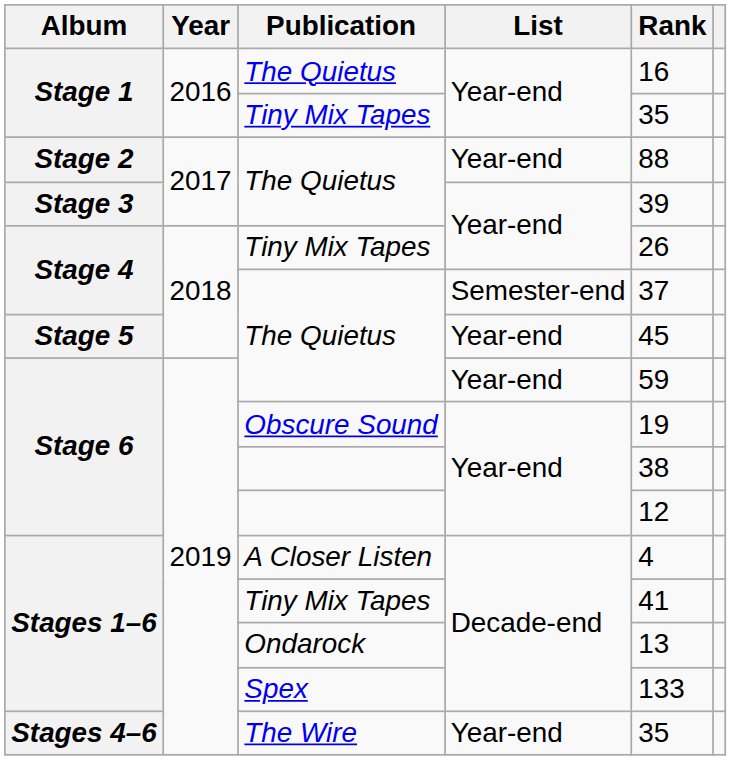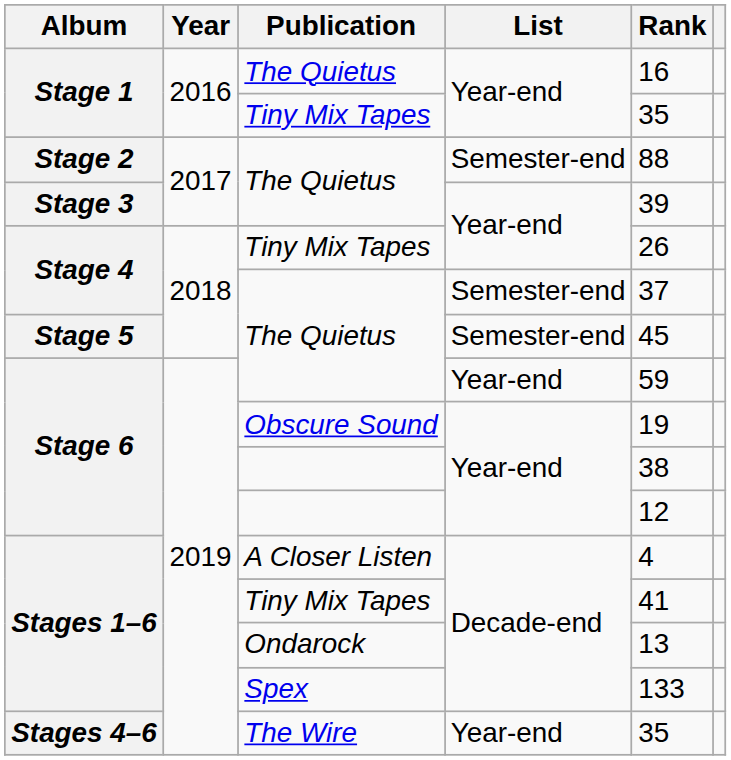(507, 159) Year-end -> (538, 159) Semester-end
(507, 335) Year-end -> (538, 335) Semester-end
